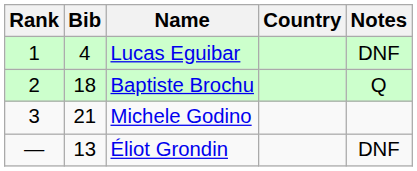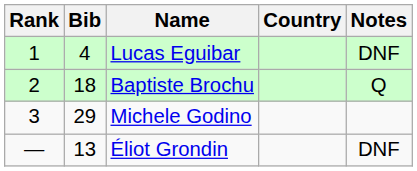(85, 117) 21 -> (85, 117) 29
